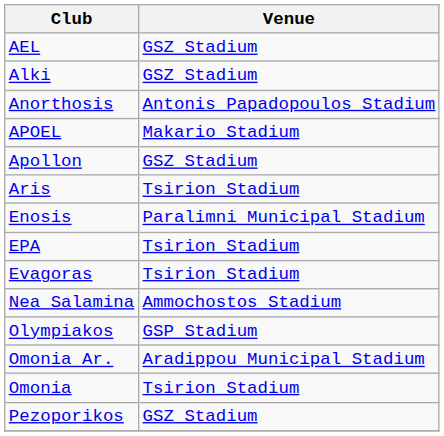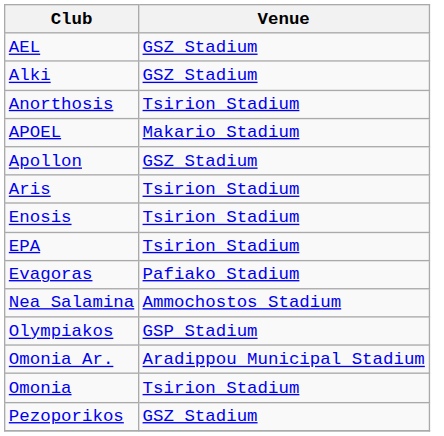(289, 104) Antonis Papadopoulos Stadium -> (221, 104) Tsirion Stadium
(284, 218) Paralimni Municipal Stadium -> (221, 218) Tsirion Stadium
(221, 274) Tsirion Stadium -> (221, 274) Pafiako Stadium
